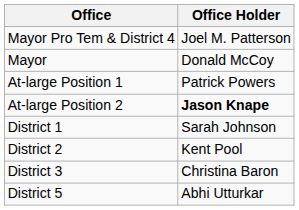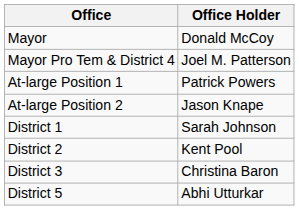rows swapped: (27, 60) <-> (91, 37)
(225, 104) bold -> (222, 104) normal
